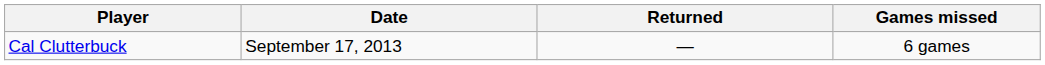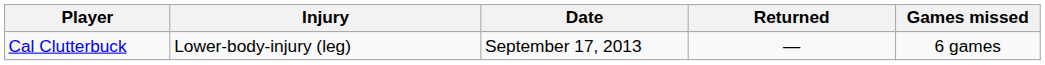+ column: (326, 18)
